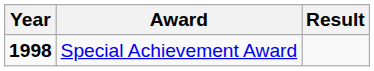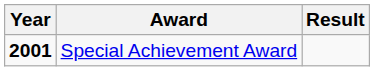(30, 50) 1998 -> (30, 50) 2001
